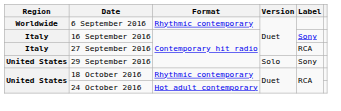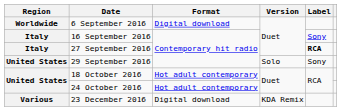(204, 23) Rhythmic contemporary -> (192, 23) Digital download
(305, 49) normal -> (315, 49) bold
(204, 74) Rhythmic contemporary -> (206, 74) Hot adult contemporary
+ row: (108, 100)
